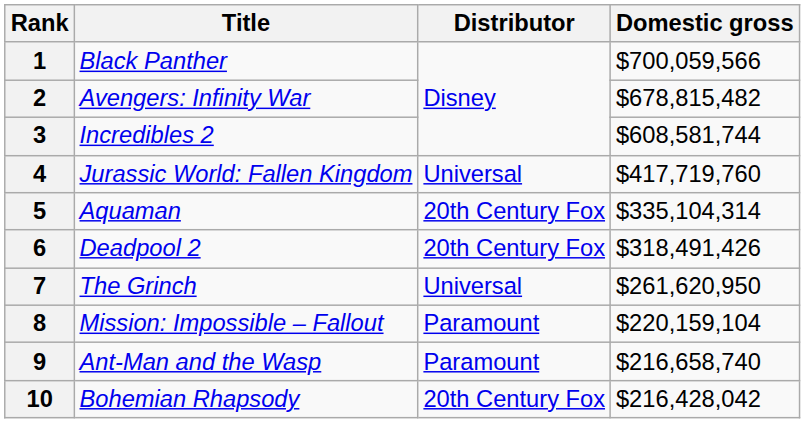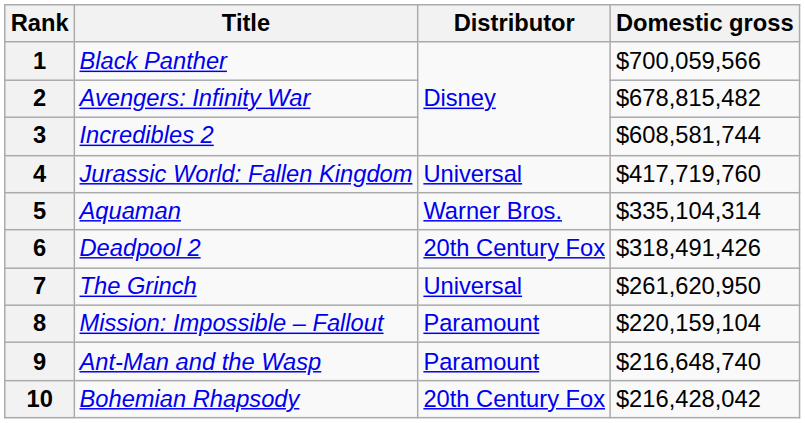(514, 211) 20th Century Fox -> (493, 211) Warner Bros.
(688, 361) $216,658,740 -> (688, 361) $216,648,740
